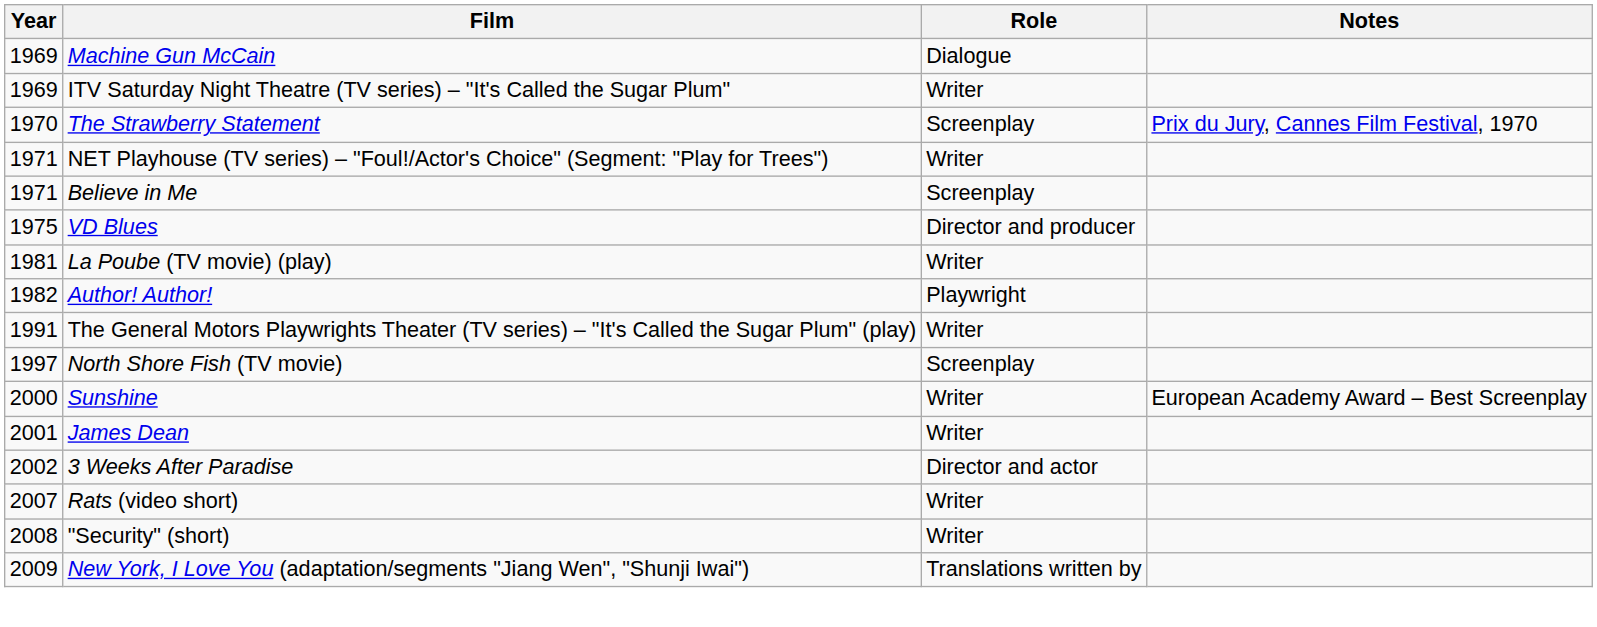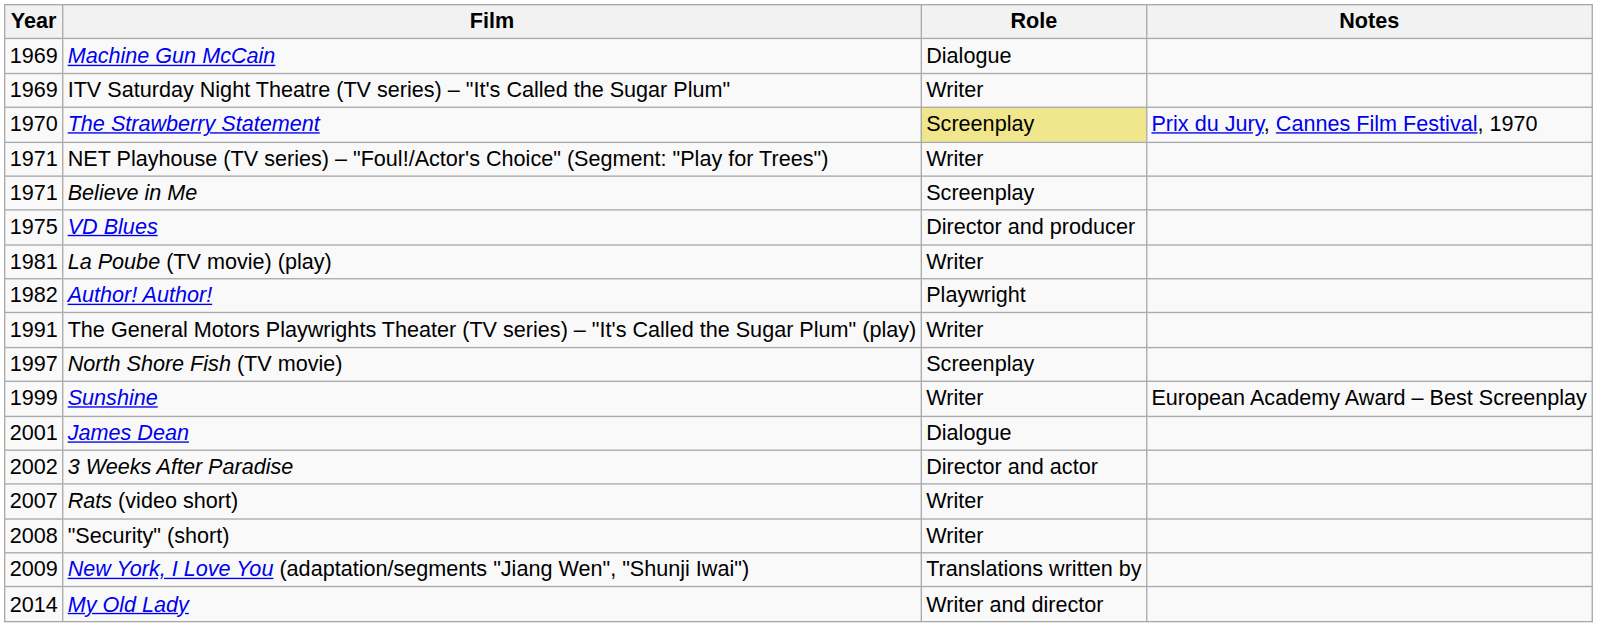(980, 124) no background -> (980, 124) khaki background
(34, 398) 2000 -> (34, 398) 1999
(955, 432) Writer -> (969, 432) Dialogue
+ row: (128, 603)
